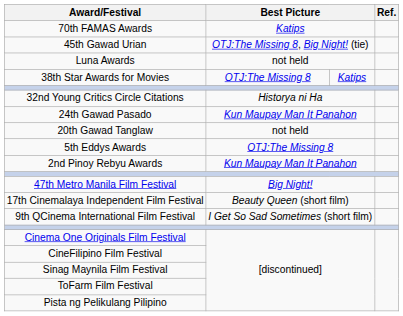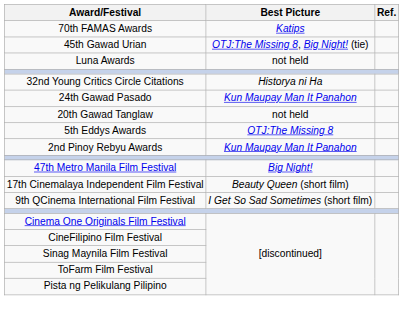- row: (105, 77)
